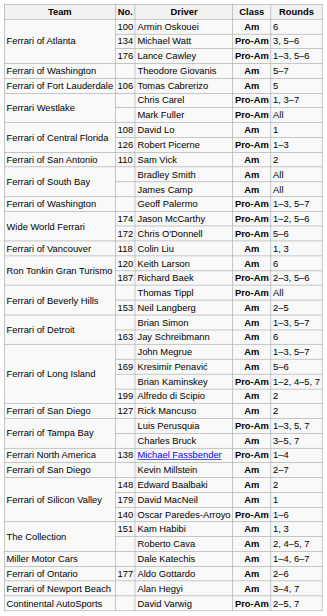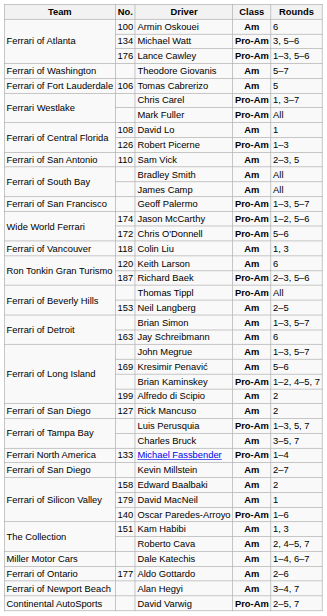(276, 160) 2 -> (286, 160) 2–3, 5
(51, 204) Ferrari of Washington -> (57, 204) Ferrari of San Francisco
(125, 456) 138 -> (125, 456) 133
(125, 485) 148 -> (125, 485) 158
